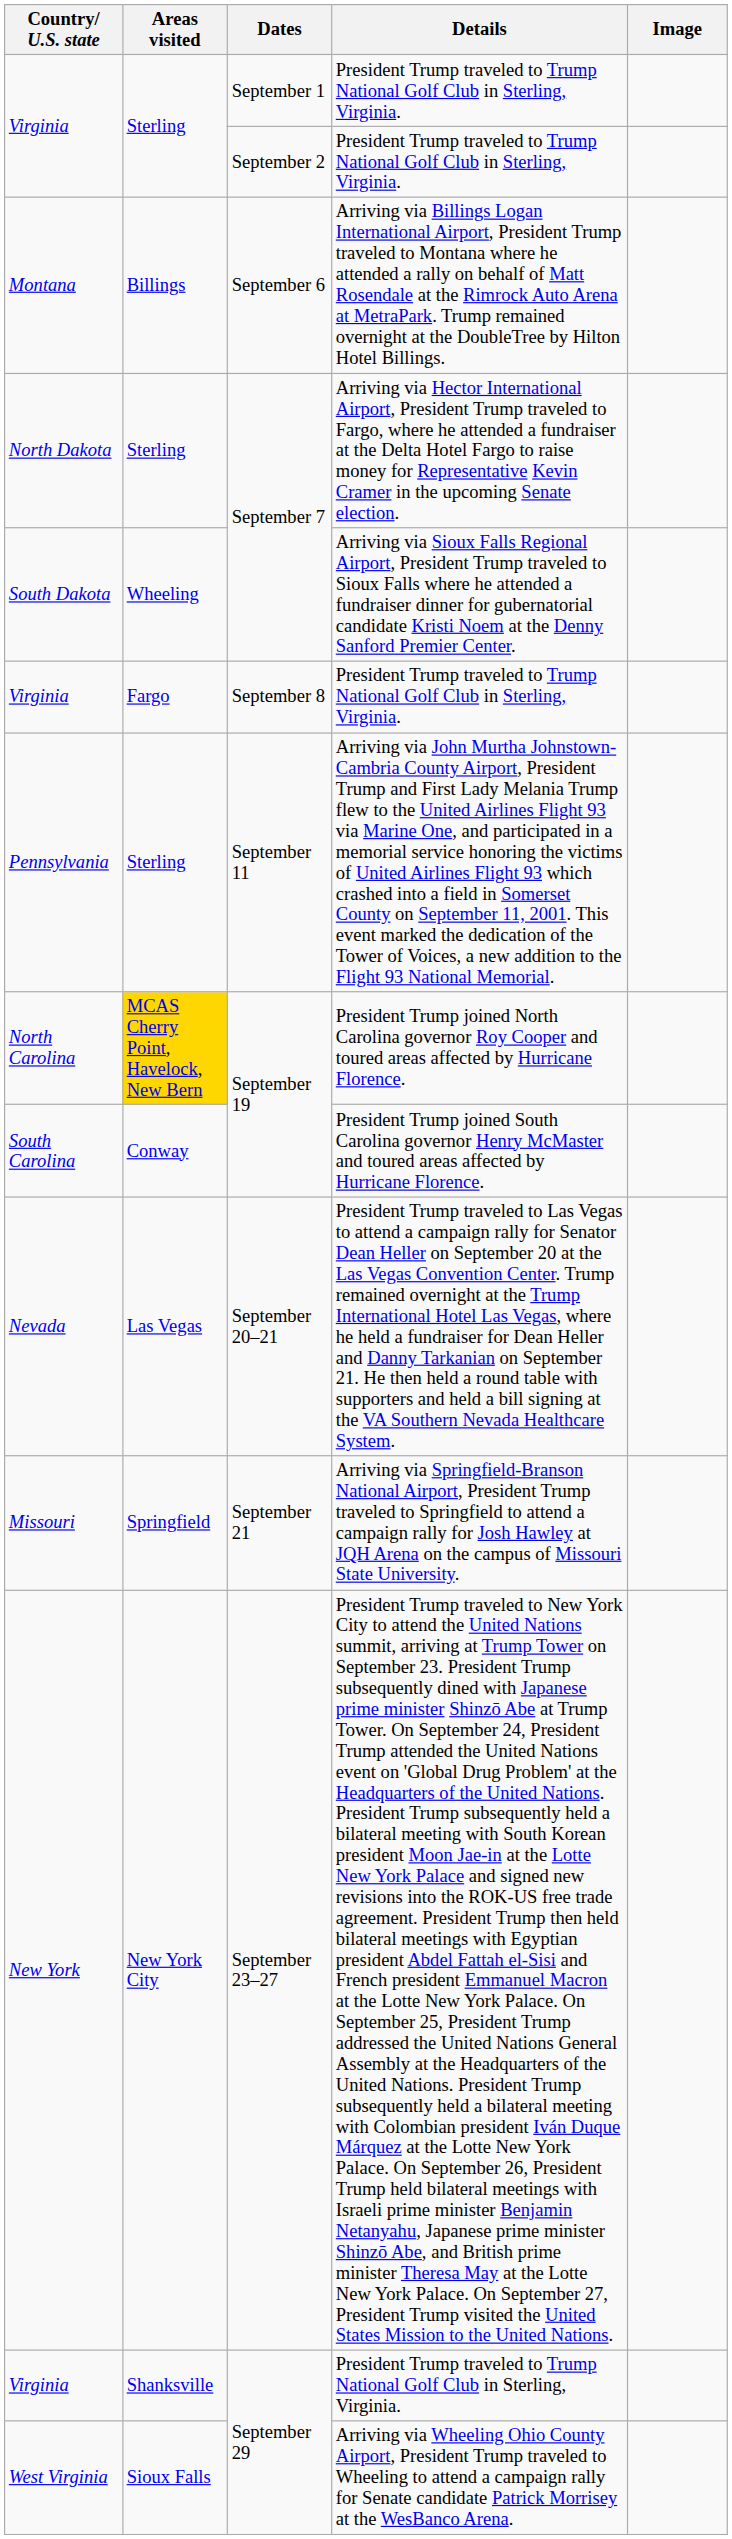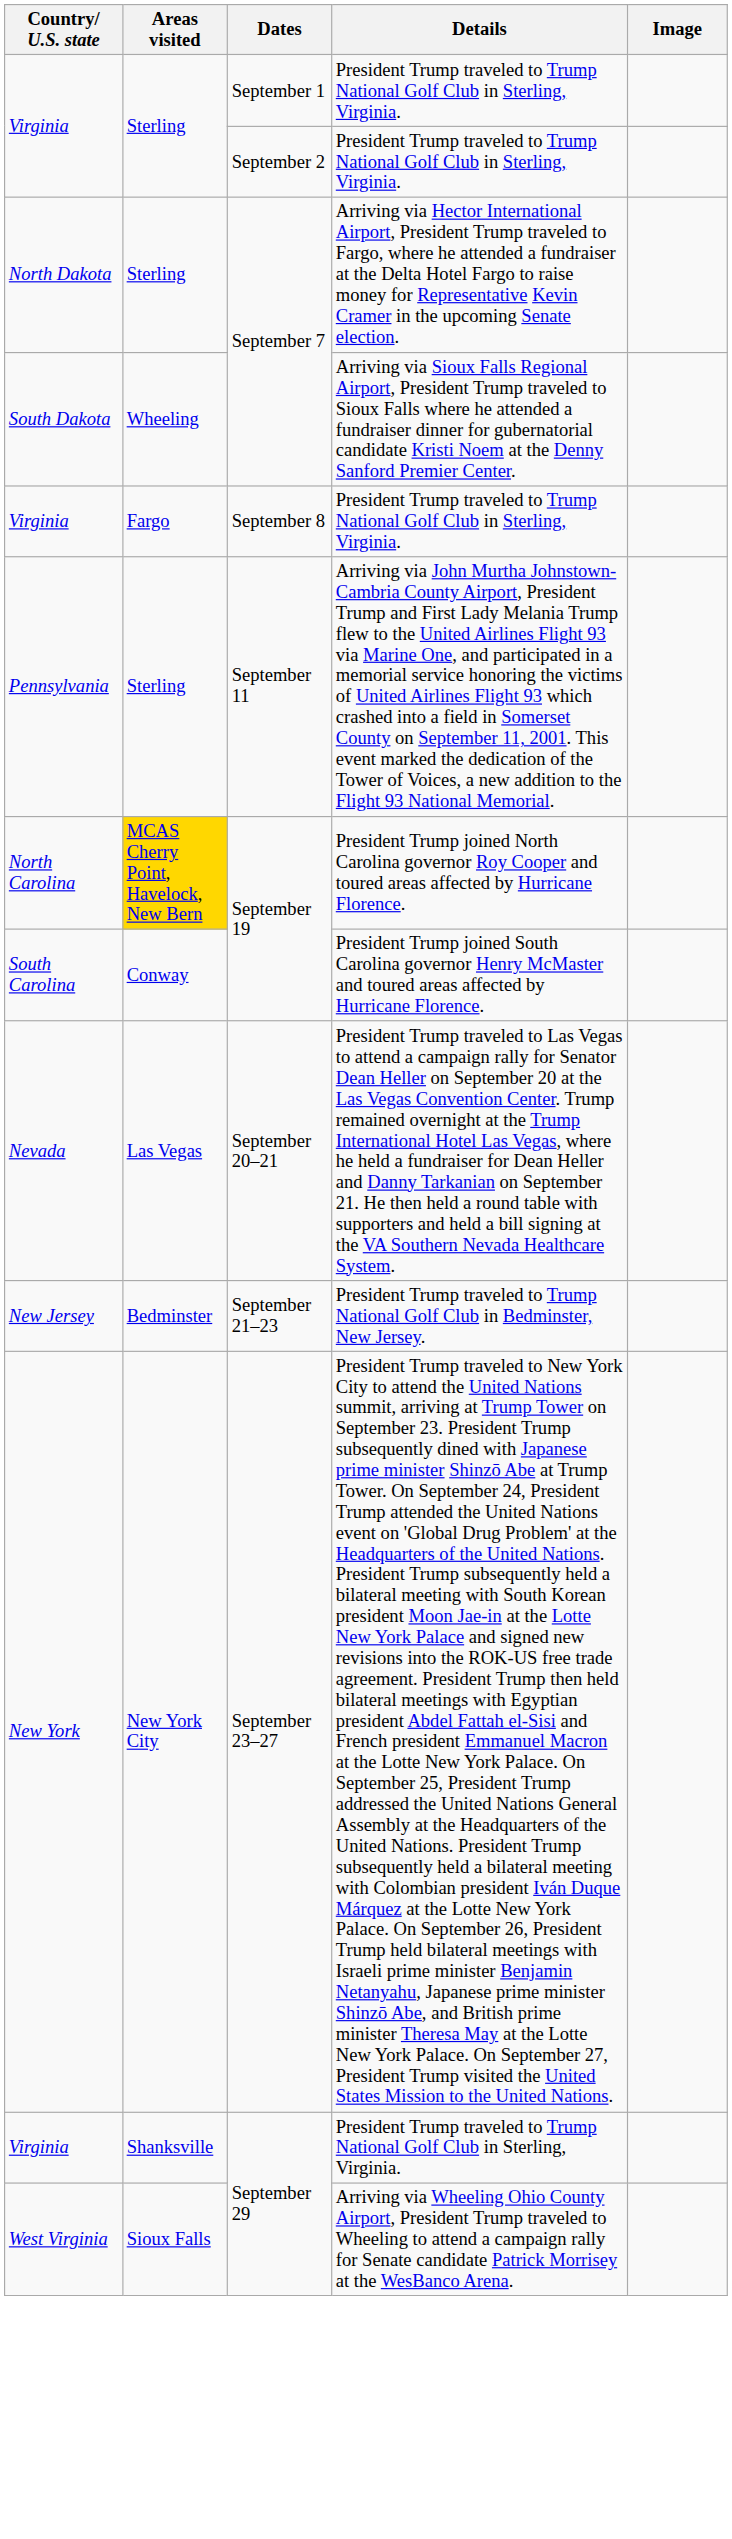- row: (42, 285)
- row: (42, 1522)
+ row: (51, 1315)
